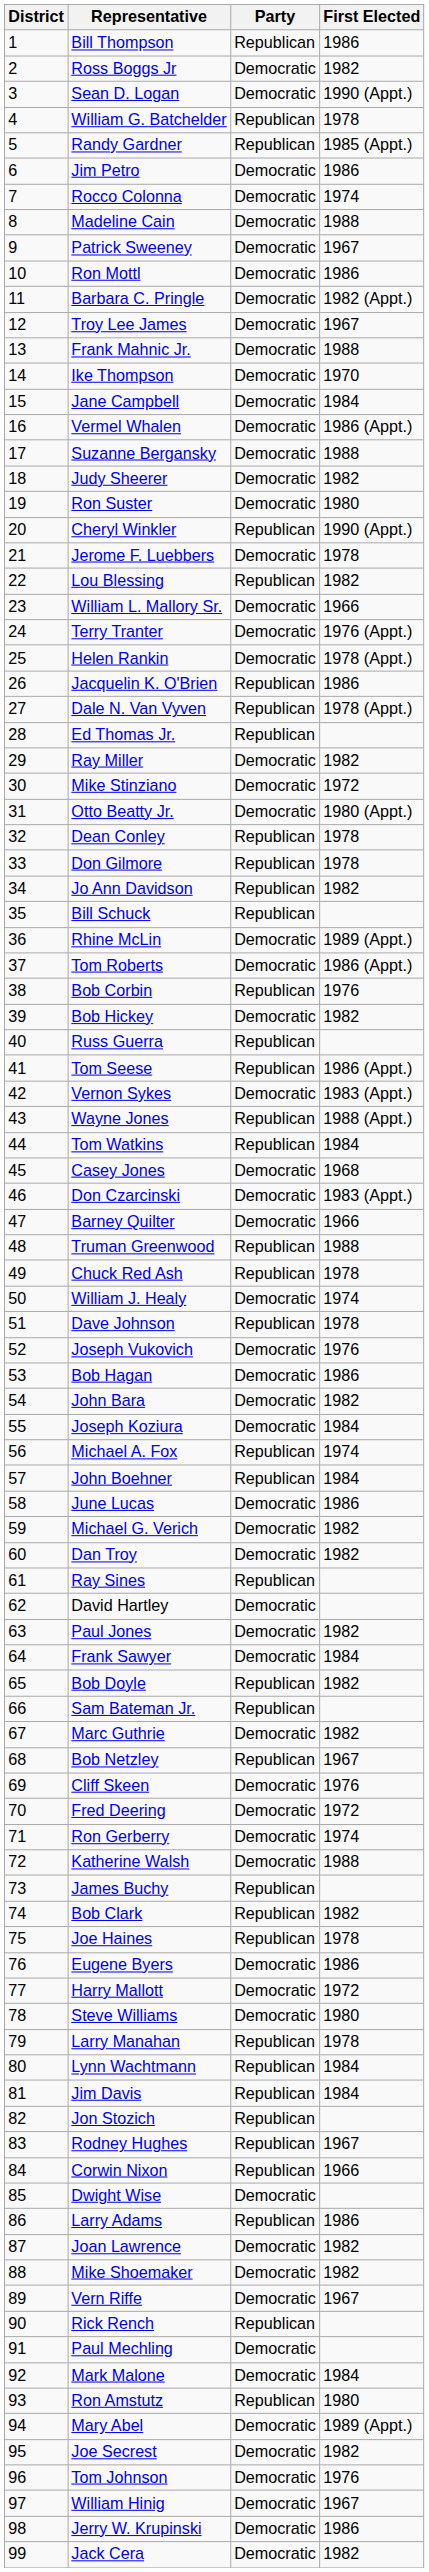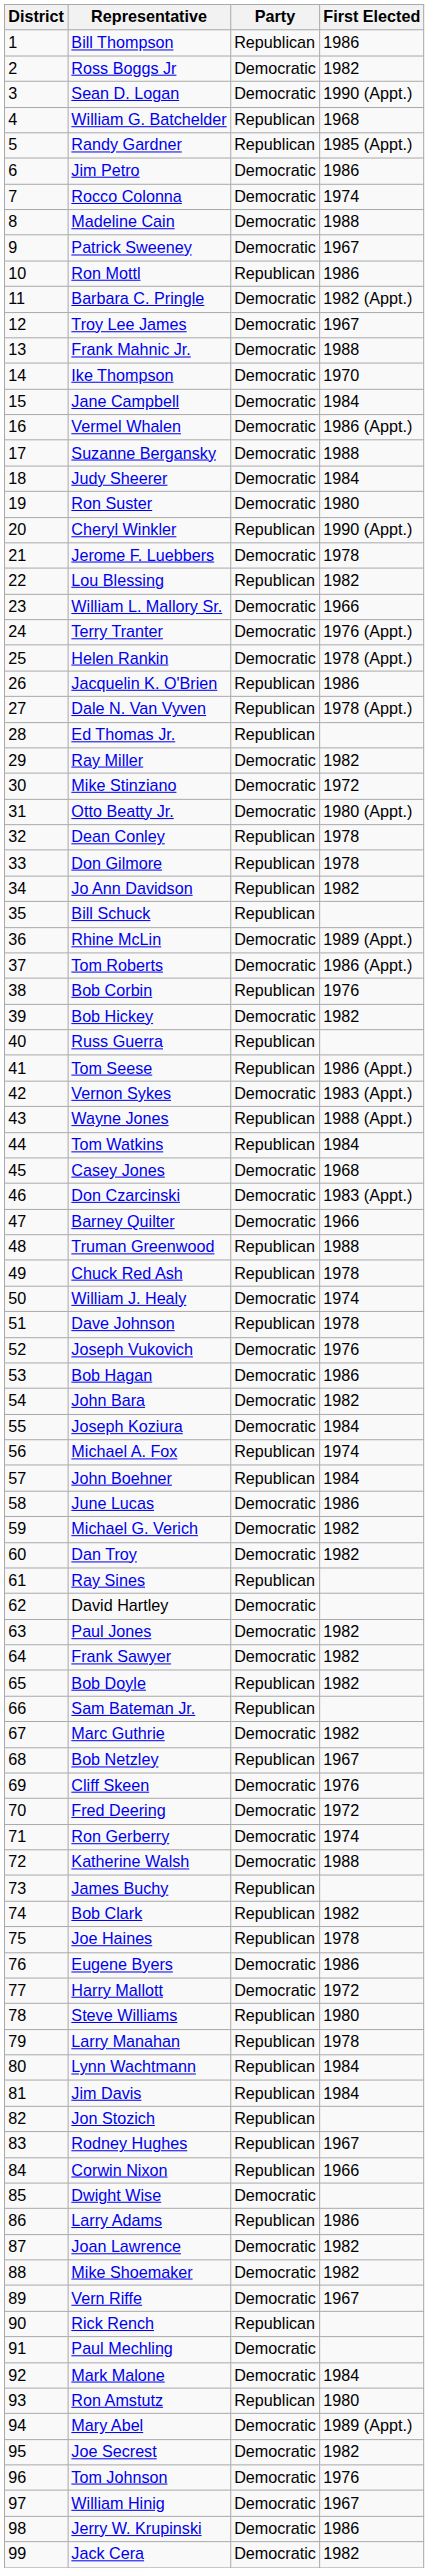(341, 119) 1978 -> (341, 119) 1968
(275, 273) Democratic -> (275, 273) Republican
(341, 478) 1982 -> (341, 478) 1984
(341, 1657) 1984 -> (341, 1657) 1982
(275, 2016) Democratic -> (275, 2016) Republican
